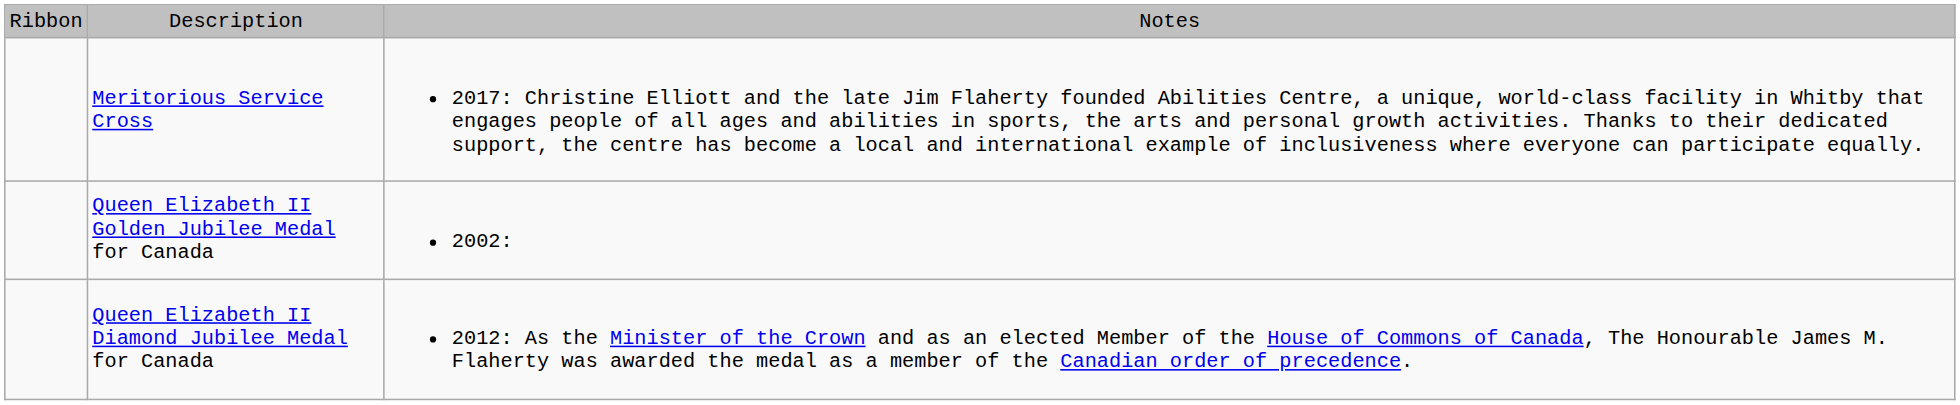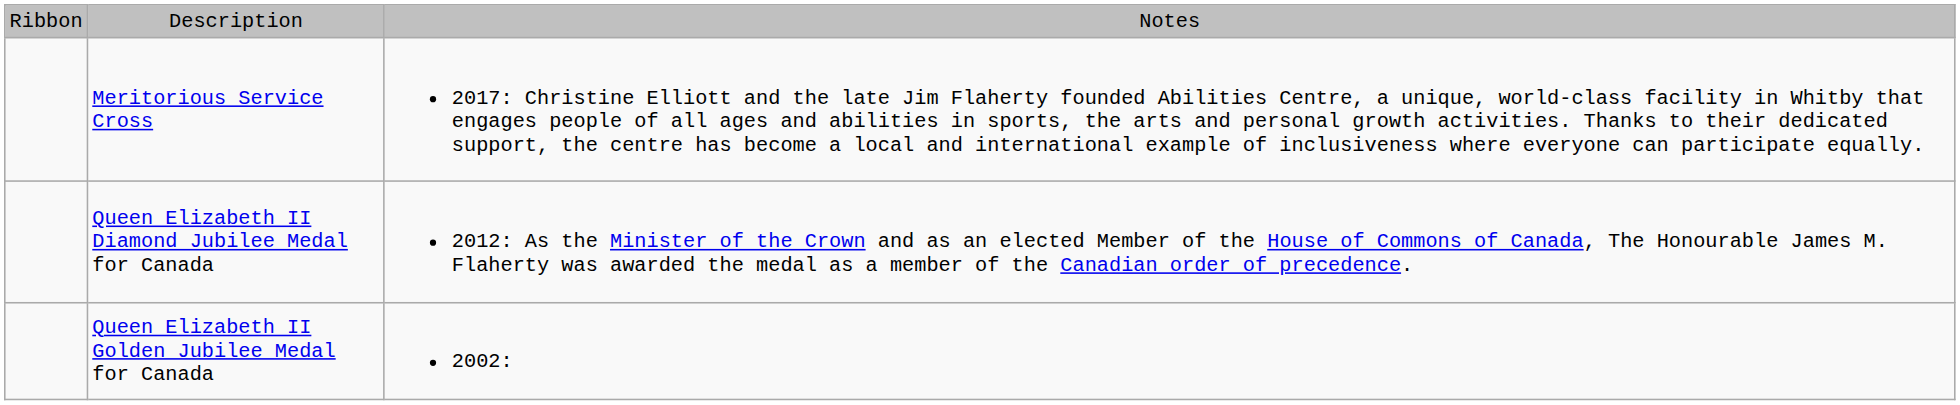rows swapped: (214, 230) <-> (220, 339)
